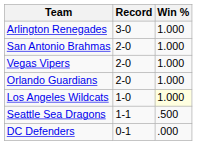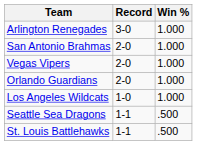(171, 98) lightyellow background -> (171, 98) no background
+ row: (58, 132)
- row: (41, 132)
